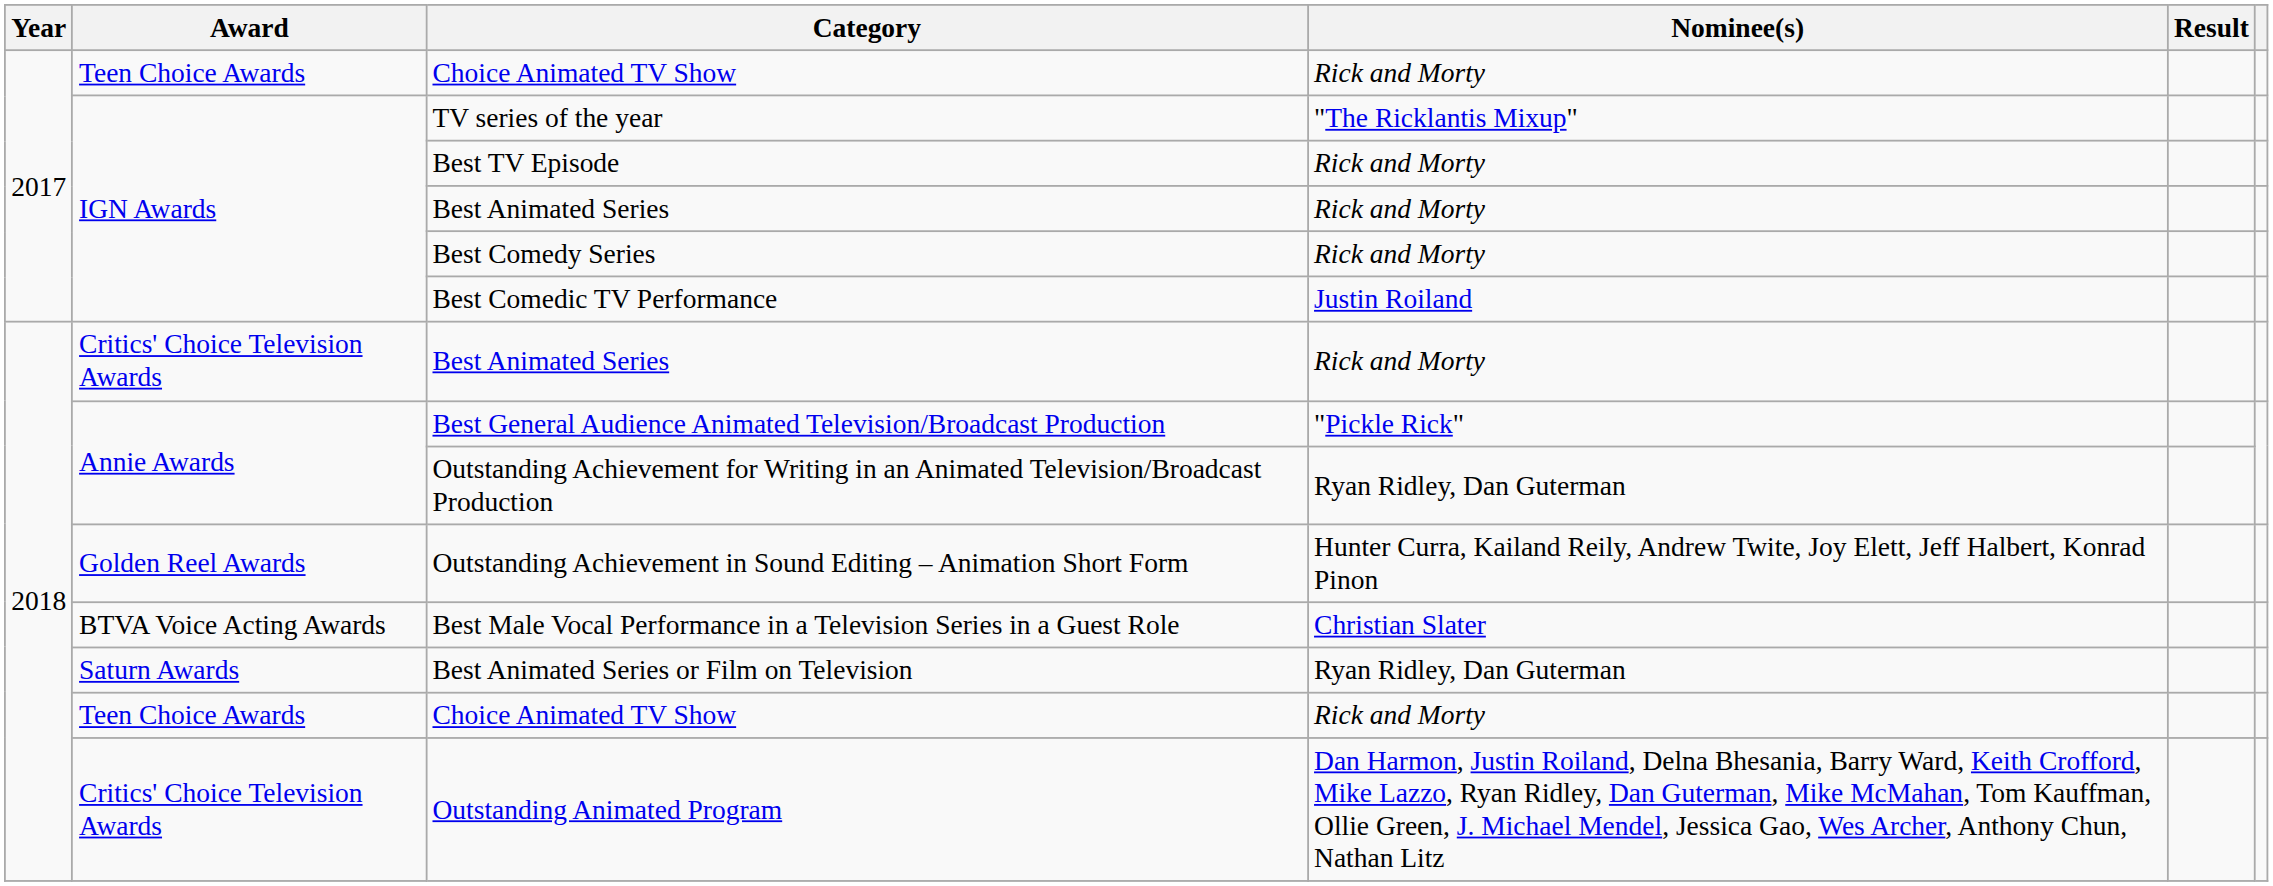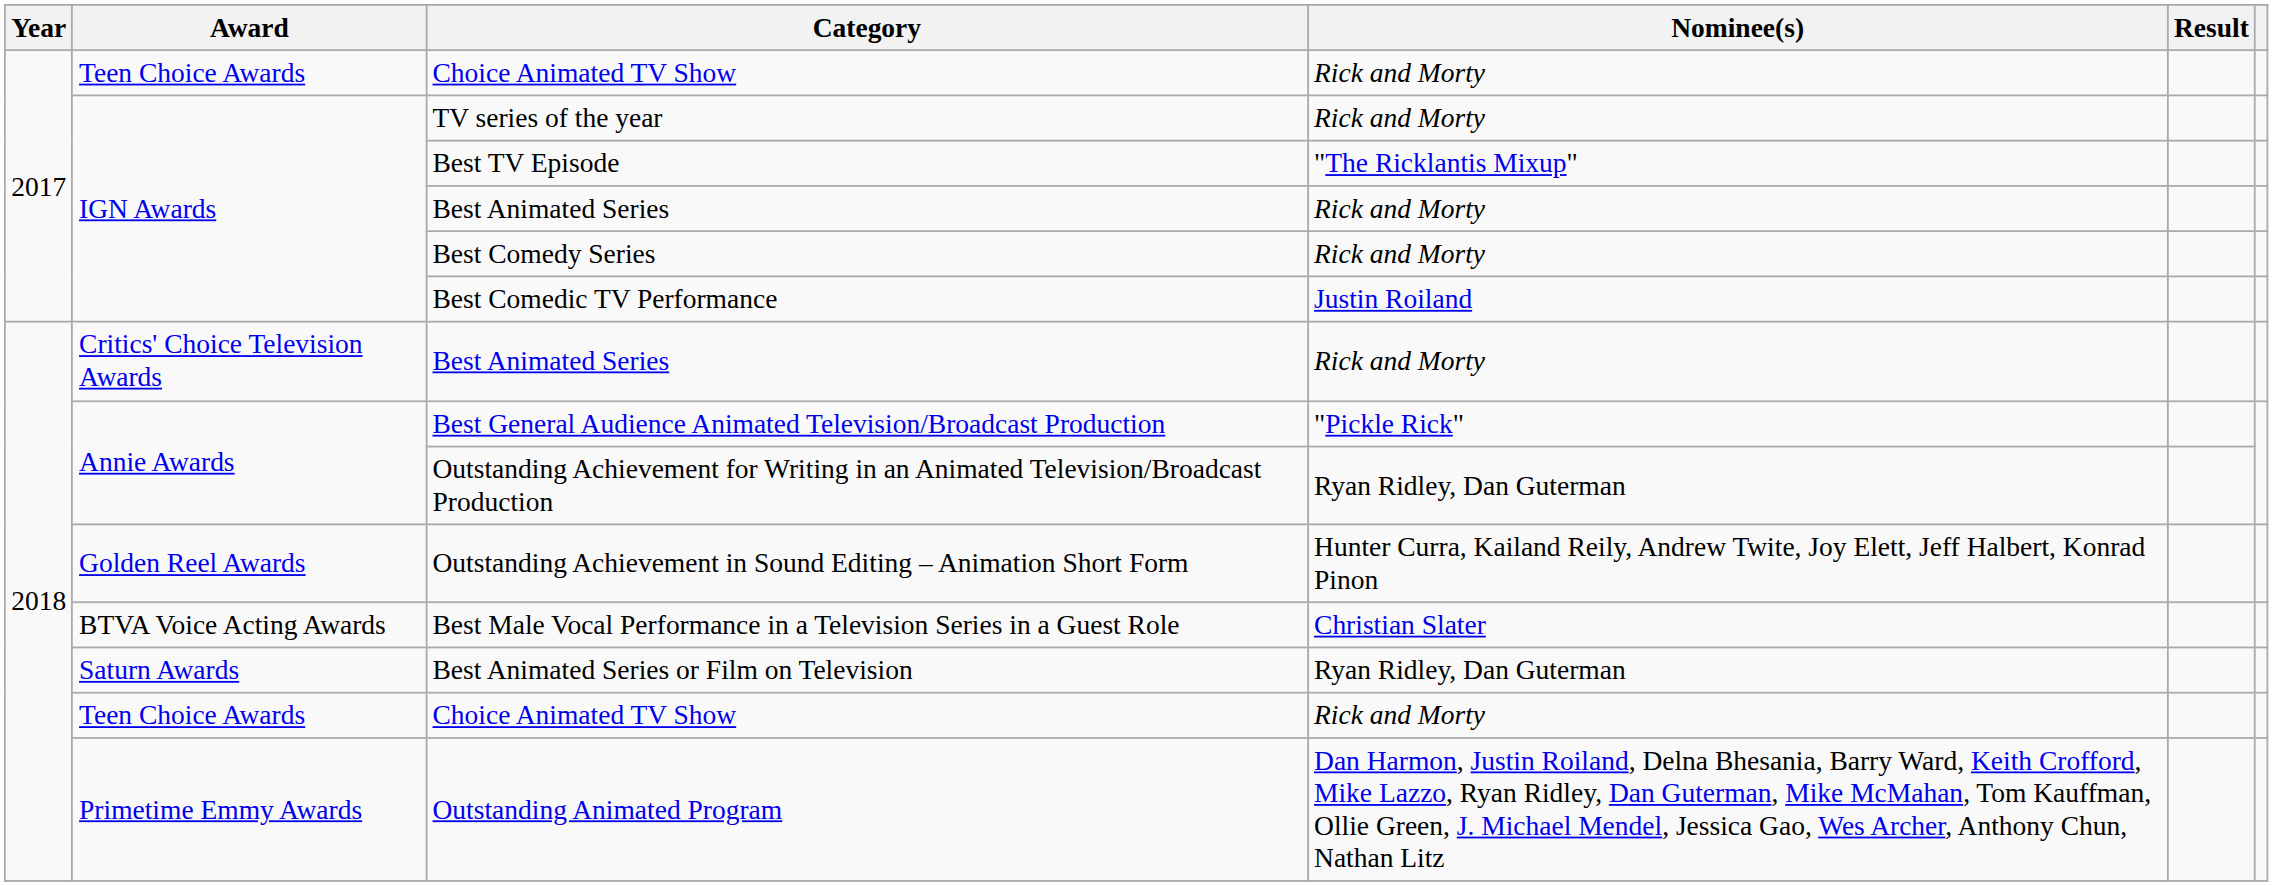(1446, 118) "The Ricklantis Mixup" -> (1400, 118) Rick and Morty
(1400, 163) Rick and Morty -> (1446, 163) "The Ricklantis Mixup"
(221, 809) Critics' Choice Television Awards -> (221, 809) Primetime Emmy Awards
